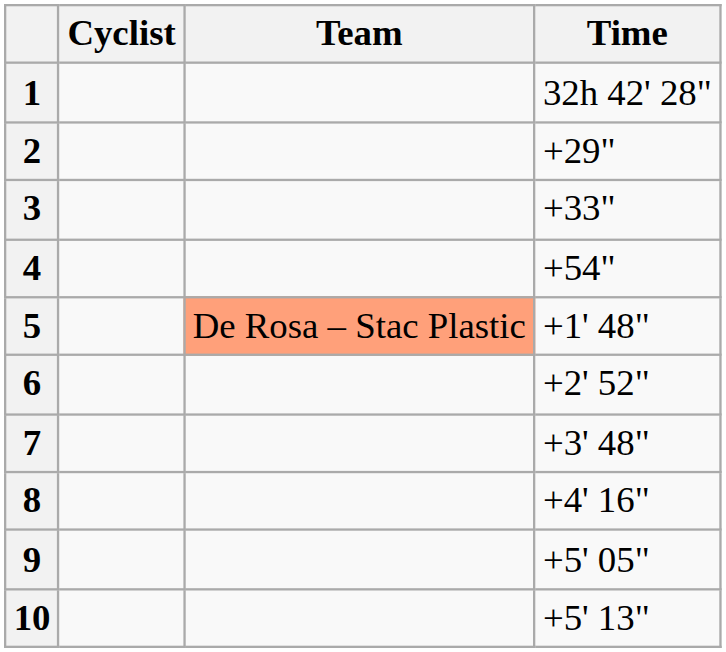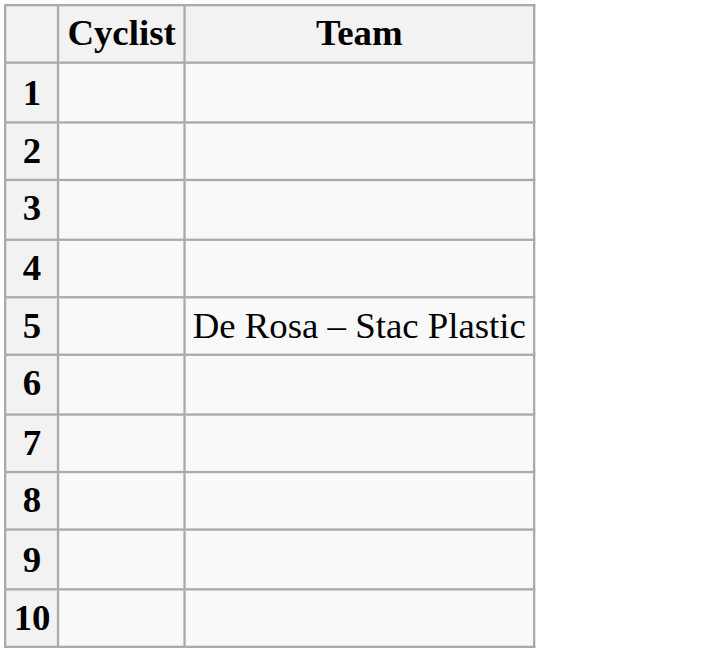- column: (627, 33)
(359, 325) lightsalmon background -> (359, 325) no background
